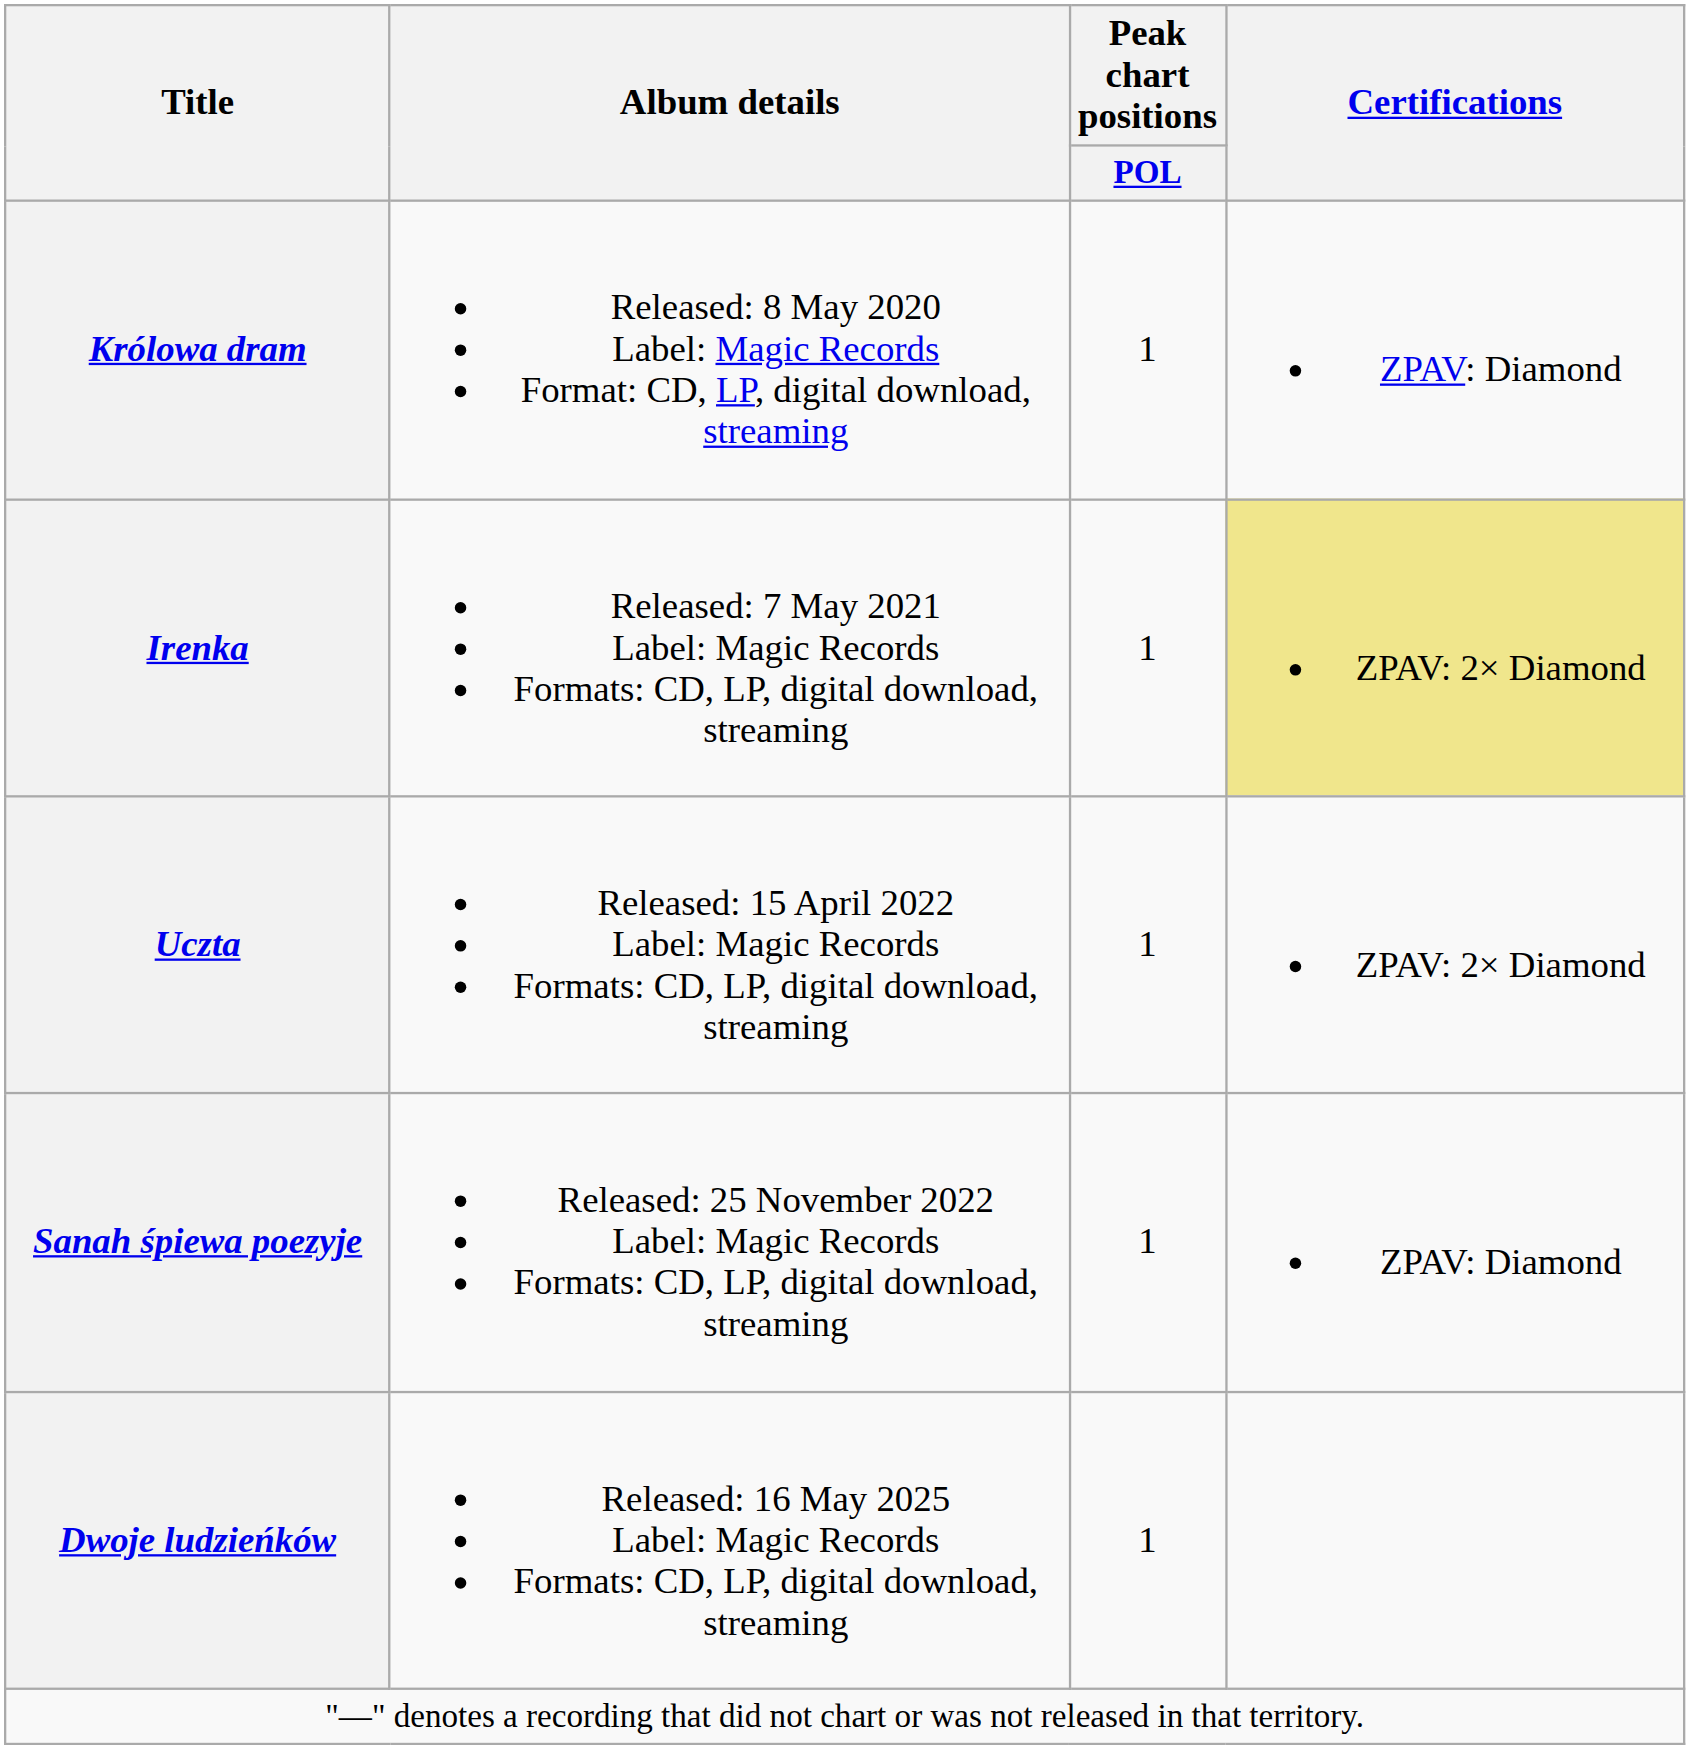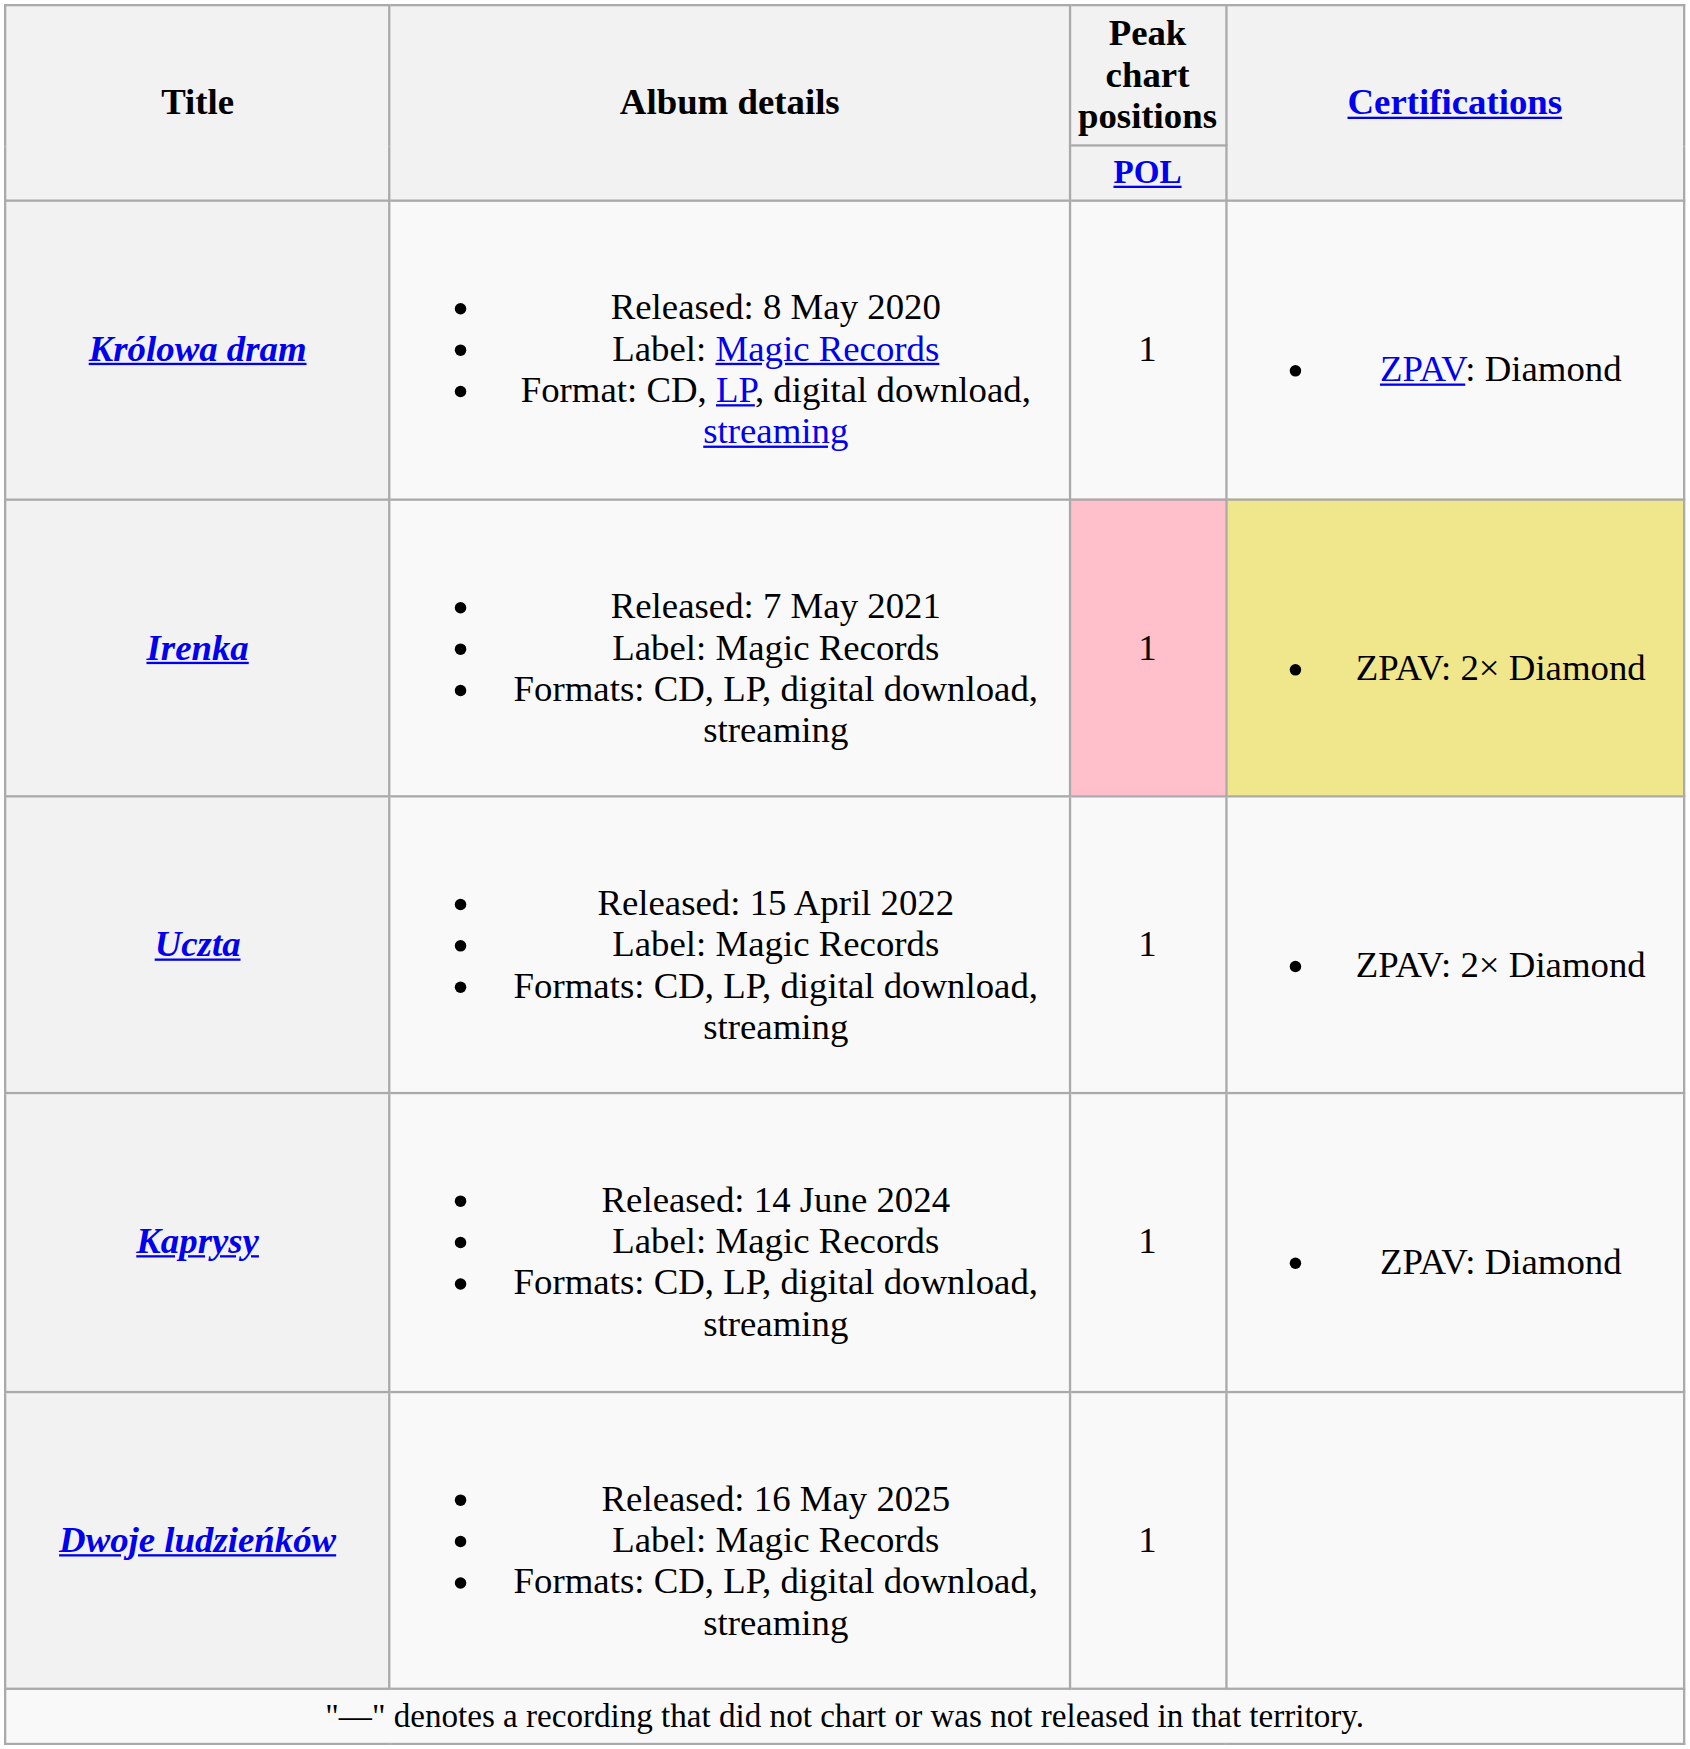(1147, 646) no background -> (1147, 646) pink background
- row: (198, 1241)
+ row: (198, 1241)
